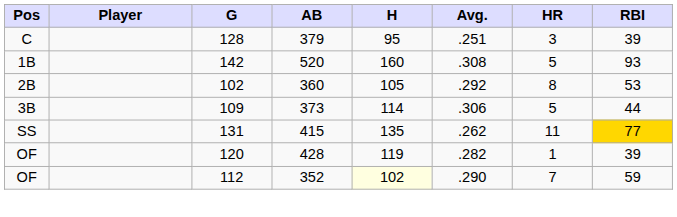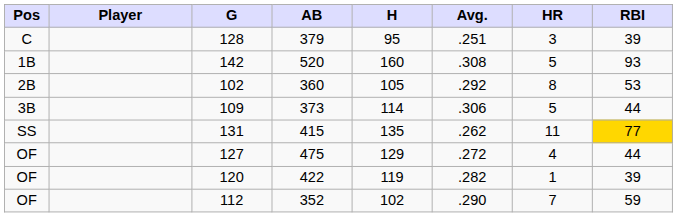+ row: (232, 154)
(312, 154) 428 -> (312, 177) 422
(392, 177) lightyellow background -> (392, 200) no background
